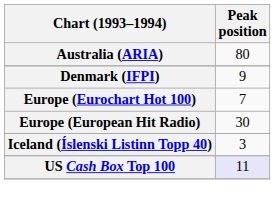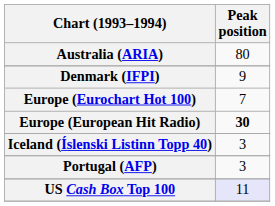(243, 122) normal -> (243, 122) bold
+ row: (110, 167)
